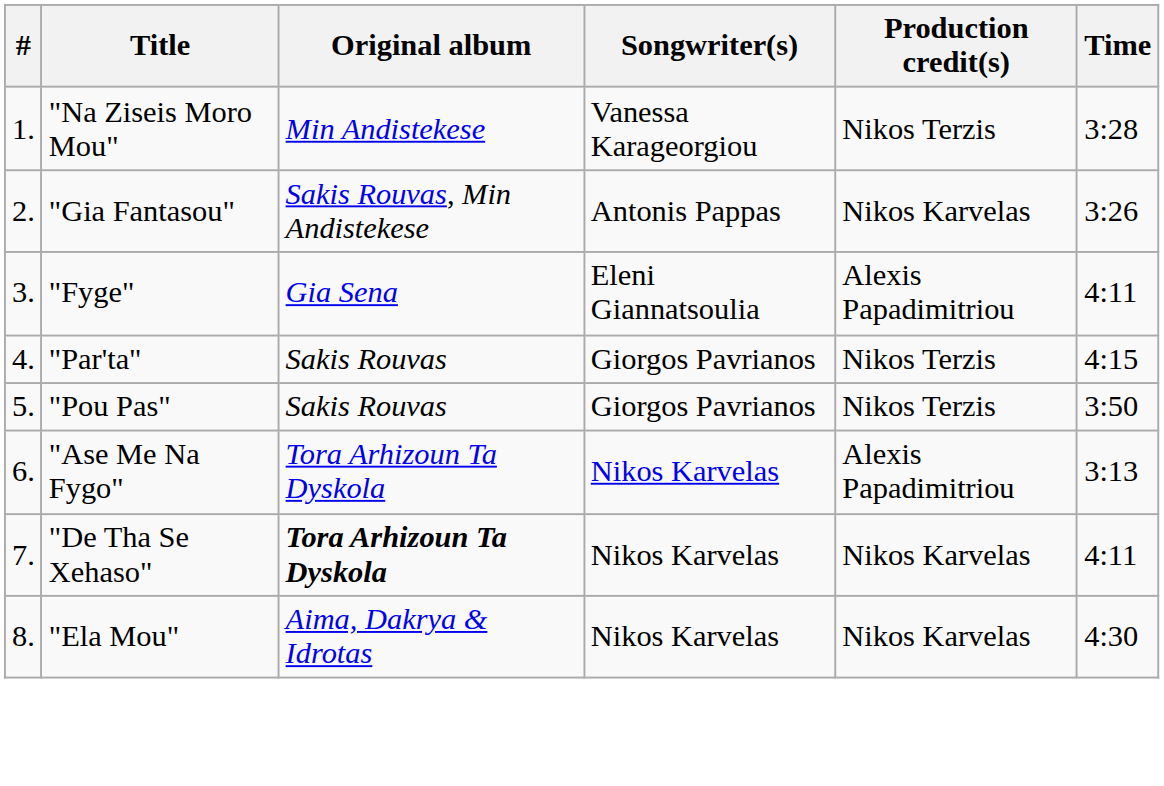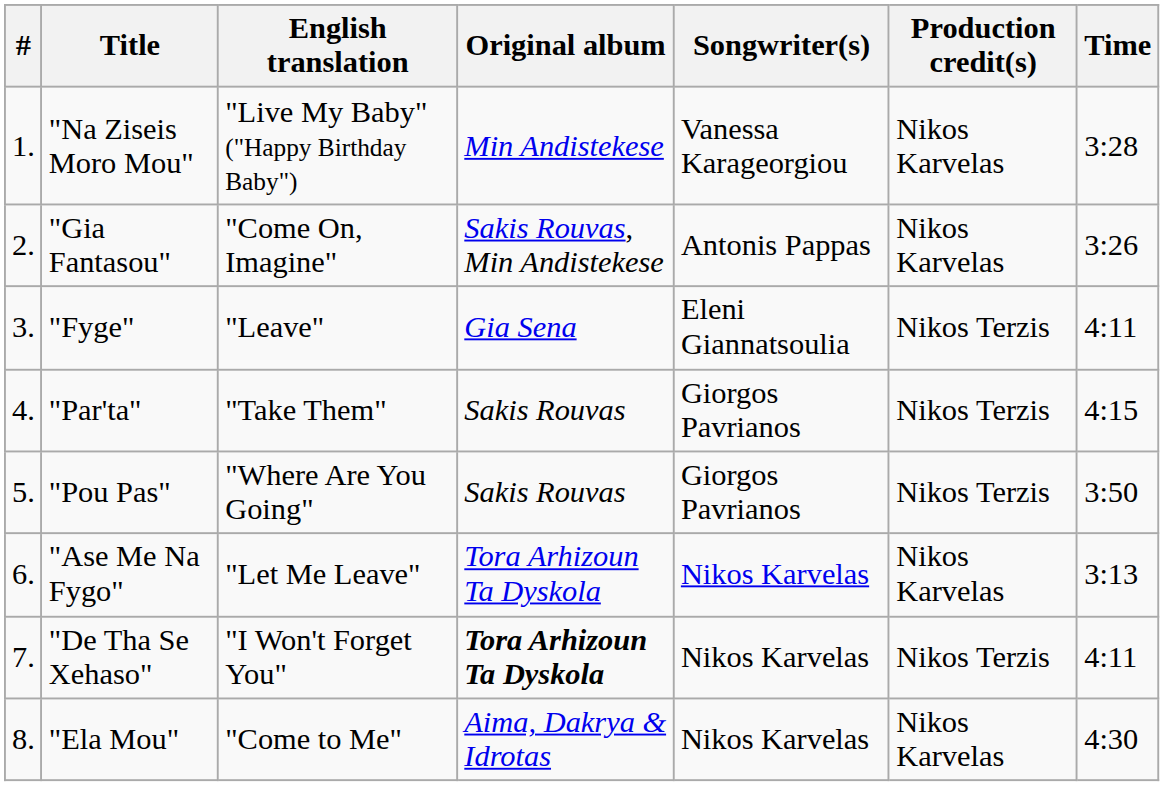+ column: (338, 45)
(919, 128) Nikos Terzis -> (950, 145) Nikos Karvelas
(928, 292) Alexis Papadimitriou -> (973, 327) Nikos Terzis
(928, 471) Alexis Papadimitriou -> (950, 574) Nikos Karvelas
(936, 554) Nikos Karvelas -> (973, 656) Nikos Terzis
